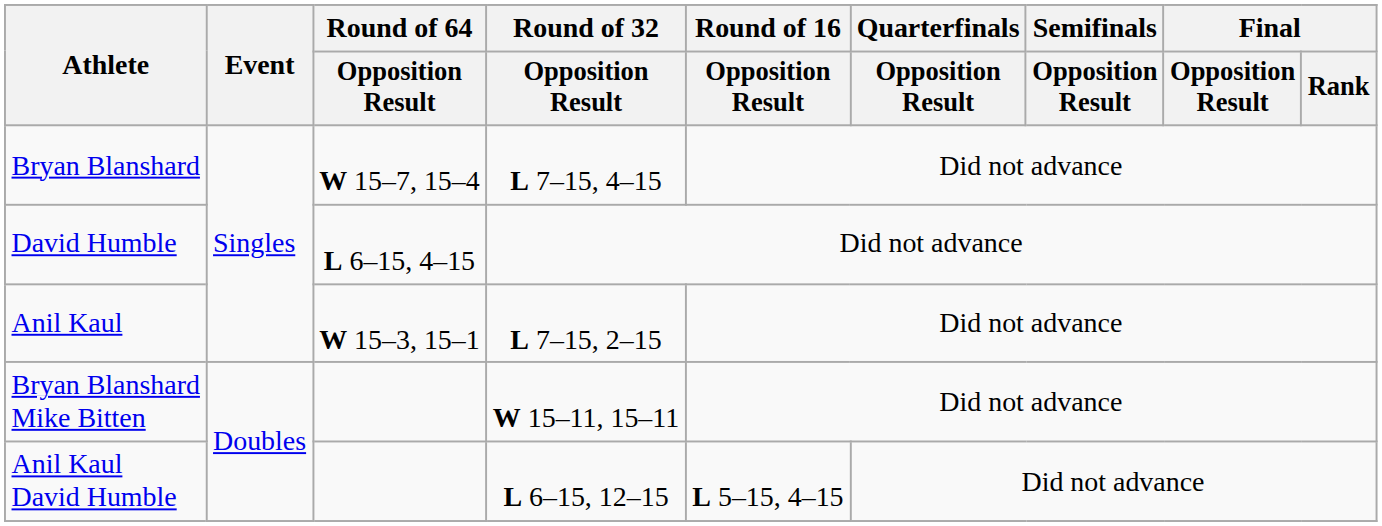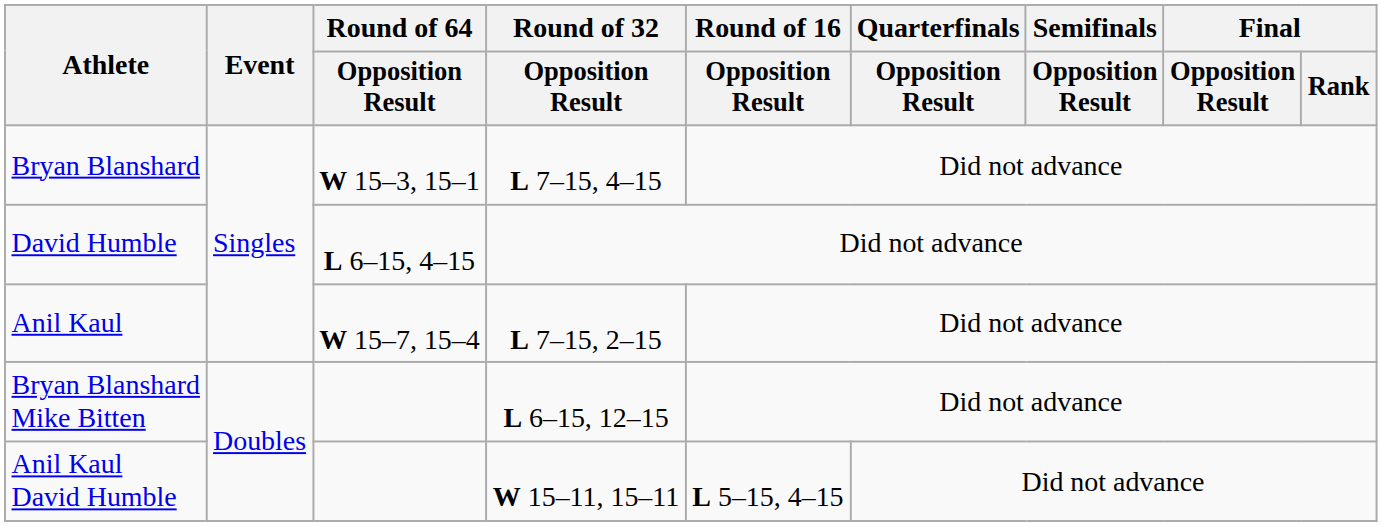(399, 181) W 15–7, 15–4 -> (399, 181) W 15–3, 15–1
(399, 339) W 15–3, 15–1 -> (399, 339) W 15–7, 15–4
(586, 418) W 15–11, 15–11 -> (586, 418) L 6–15, 12–15
(586, 497) L 6–15, 12–15 -> (586, 497) W 15–11, 15–11
